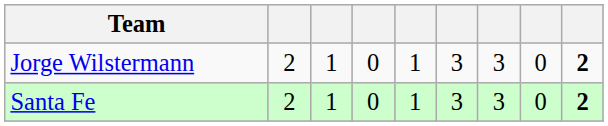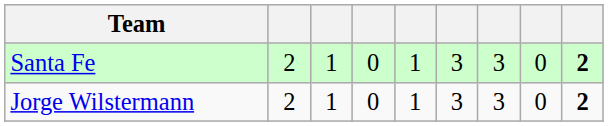rows swapped: (53, 101) <-> (102, 62)
